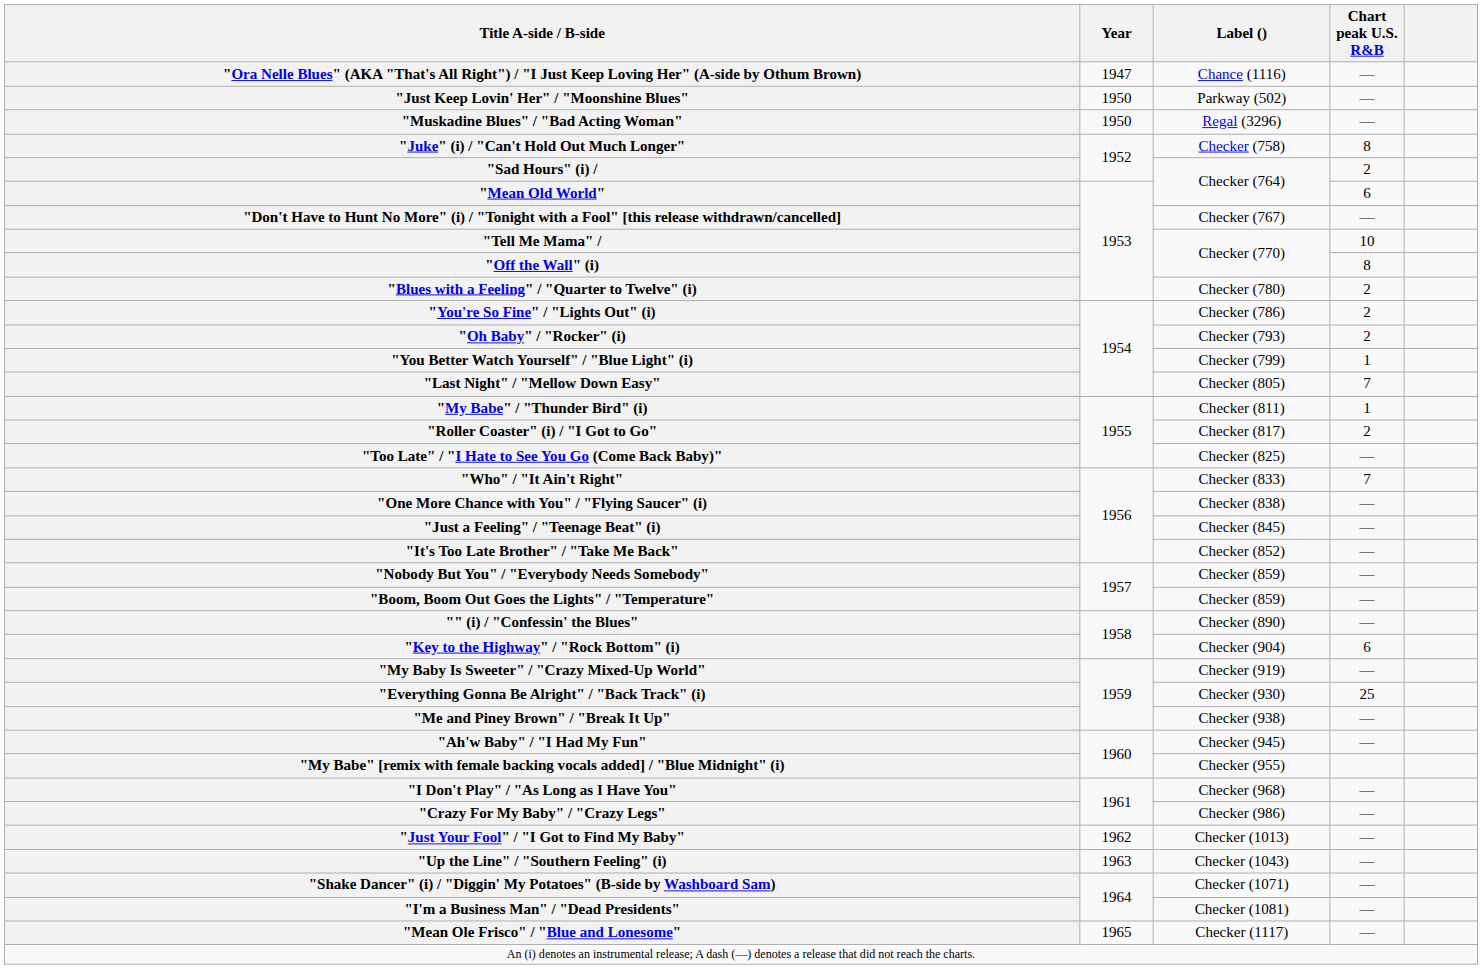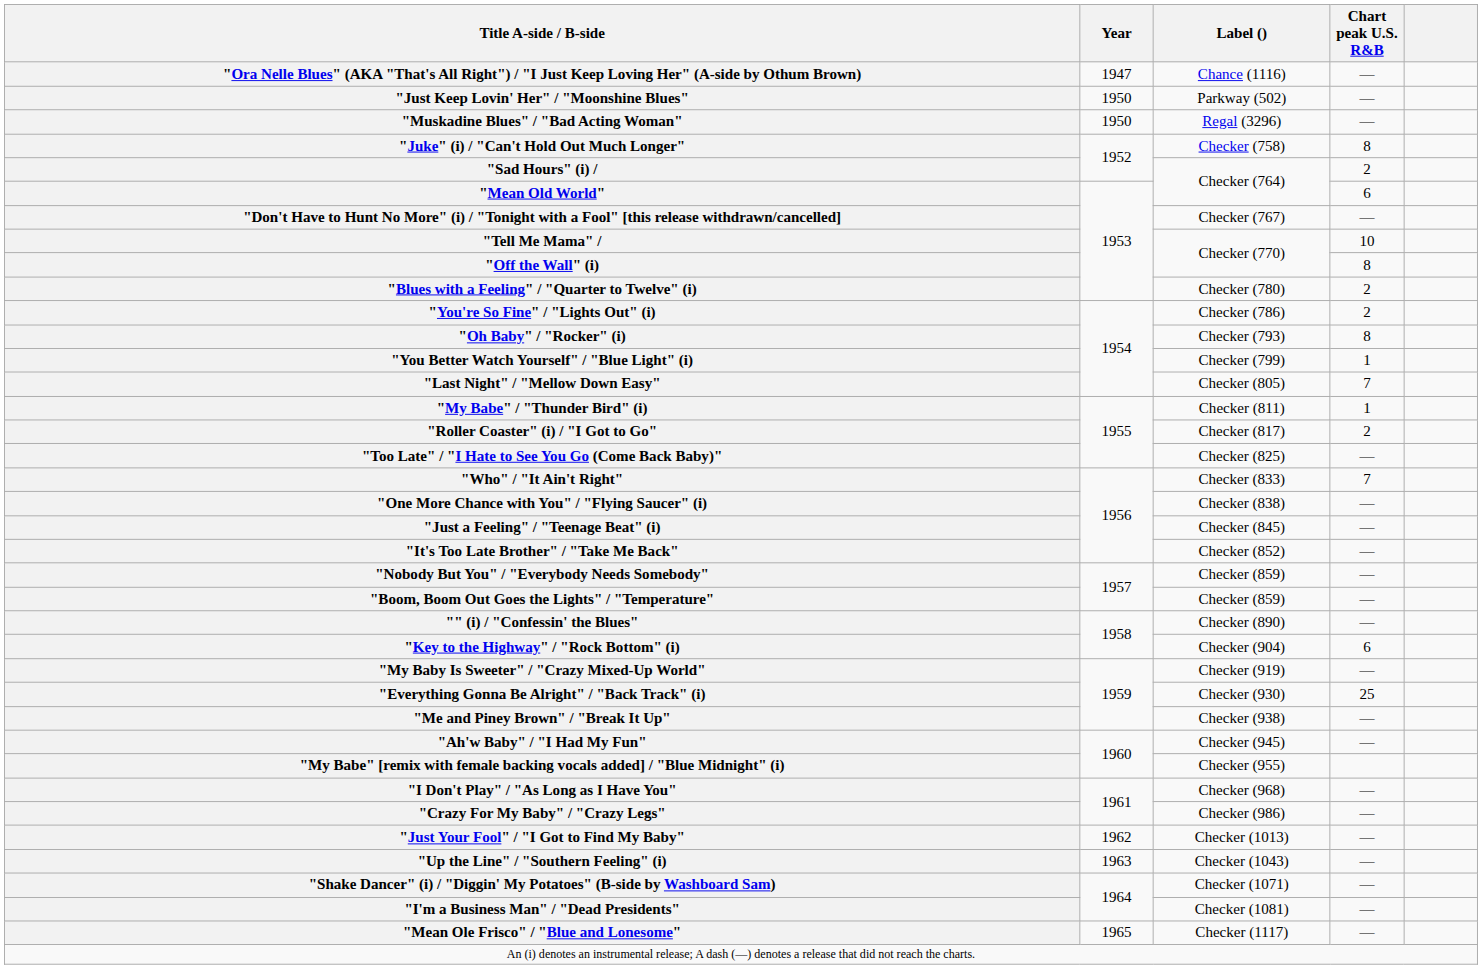(1367, 336) 2 -> (1367, 336) 8
